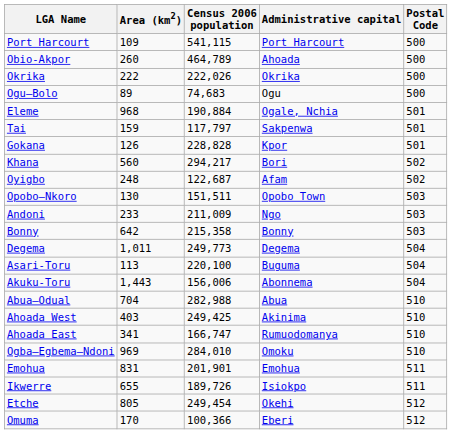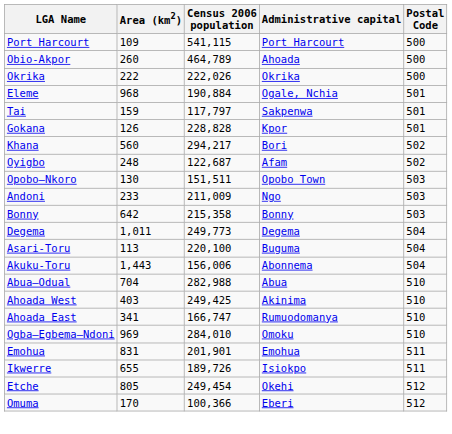- row: (32, 94)
